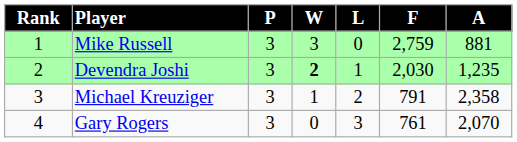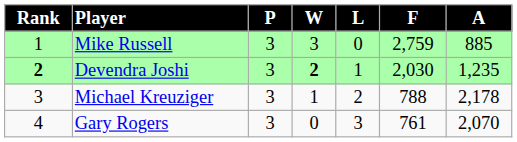(479, 44) 881 -> (479, 44) 885
(38, 70) normal -> (38, 70) bold
(413, 97) 791 -> (413, 97) 788
(479, 97) 2,358 -> (479, 97) 2,178
